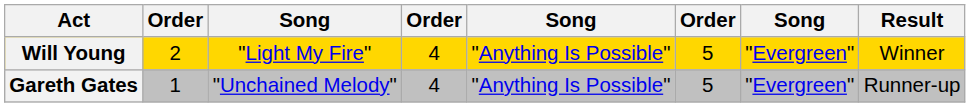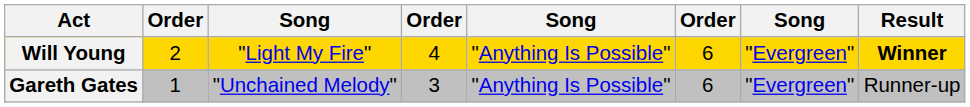(708, 53) 5 -> (708, 53) 6
(912, 53) normal -> (912, 53) bold
(434, 85) 4 -> (434, 85) 3
(708, 85) 5 -> (708, 85) 6
